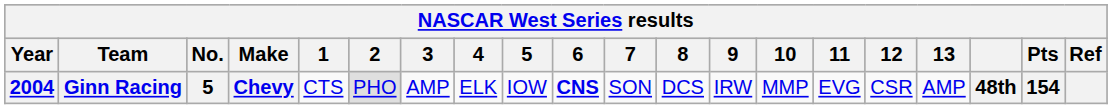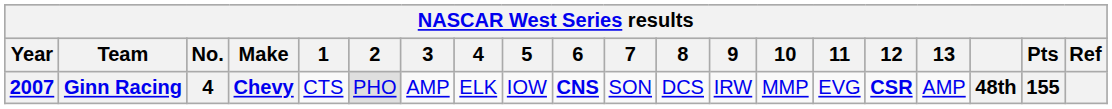(32, 87) 2004 -> (32, 87) 2007
(208, 87) 5 -> (208, 87) 4
(891, 87) normal -> (891, 87) bold
(1043, 87) 154 -> (1043, 87) 155
